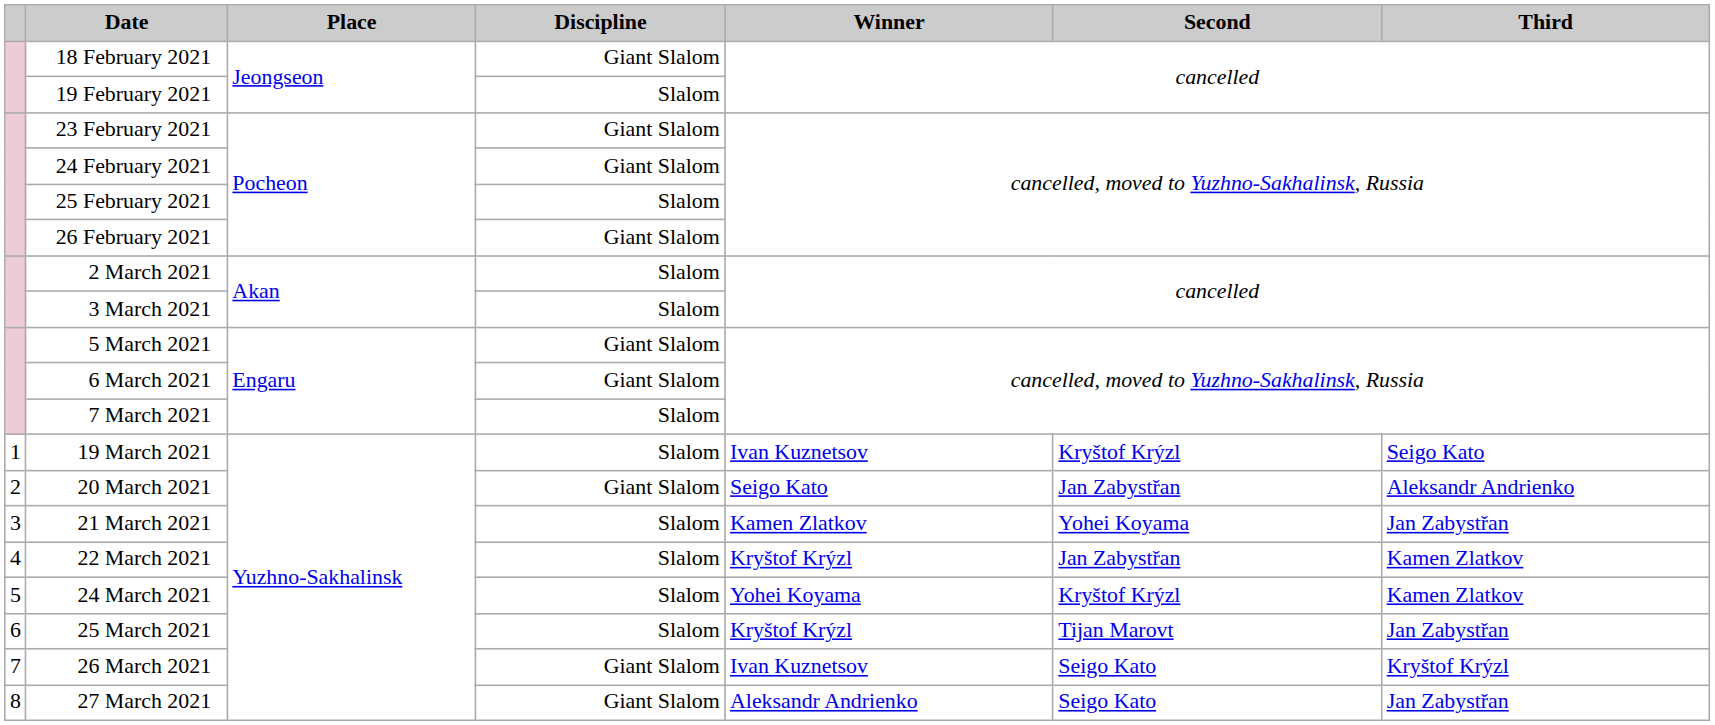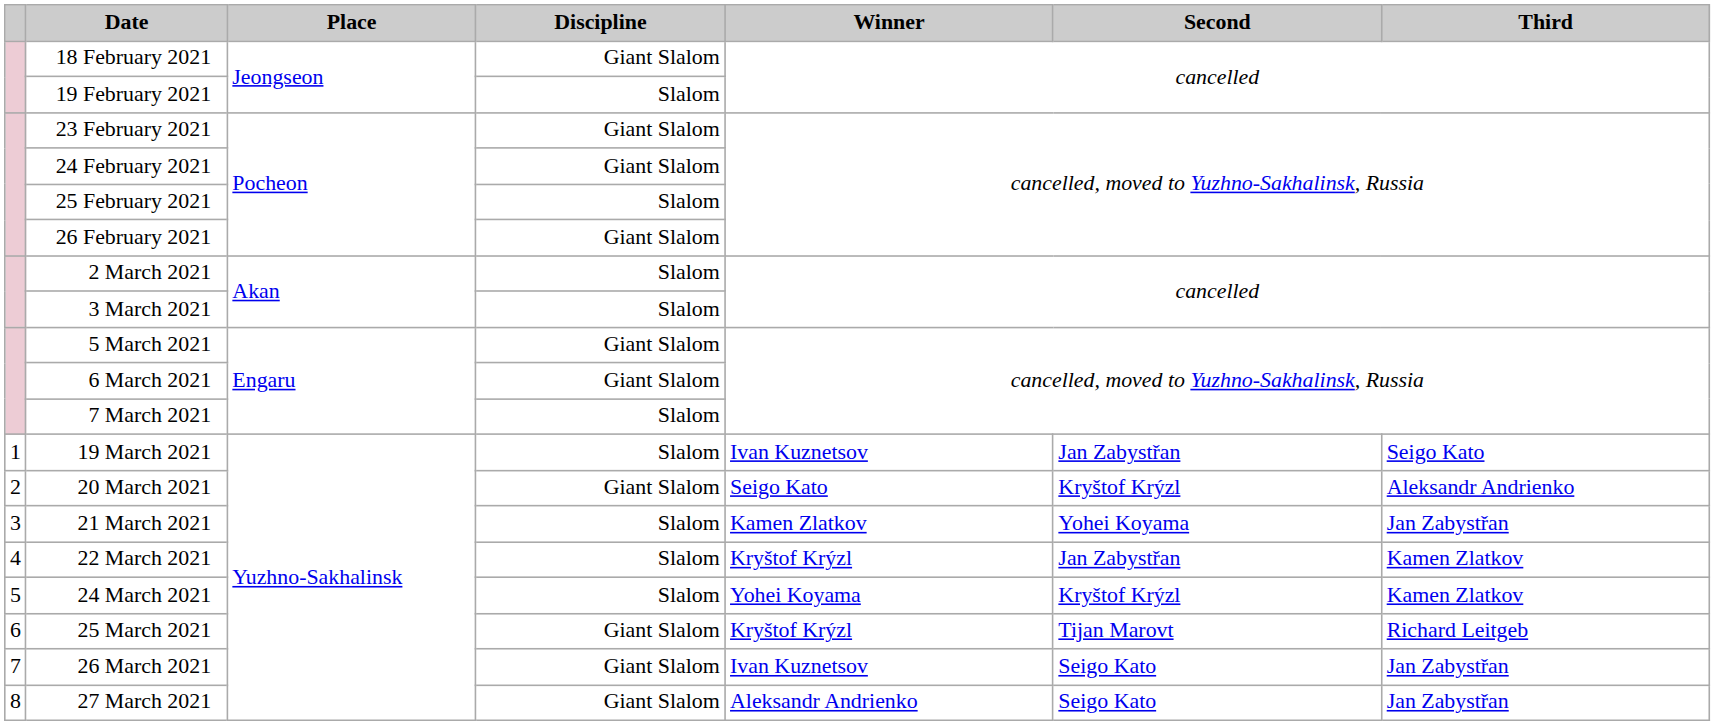(1119, 451) Kryštof Krýzl -> (1119, 451) Jan Zabystřan
(1119, 487) Jan Zabystřan -> (1119, 487) Kryštof Krýzl
(689, 630) Slalom -> (662, 630) Giant Slalom
(1448, 630) Jan Zabystřan -> (1457, 630) Richard Leitgeb
(1448, 666) Kryštof Krýzl -> (1448, 666) Jan Zabystřan
